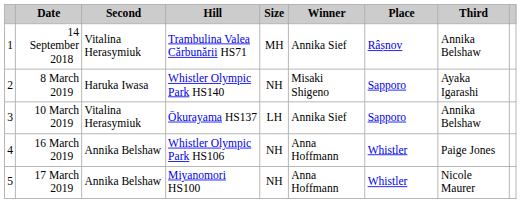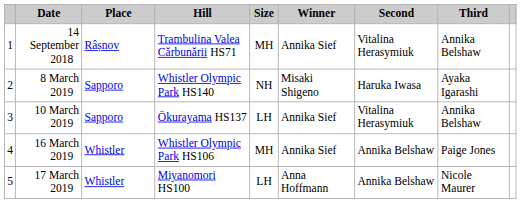columns swapped: (402, 13) <-> (124, 13)
(274, 149) NH -> (264, 149) MH
(315, 149) Anna Hoffmann -> (309, 149) Annika Sief
(274, 182) NH -> (264, 182) LH
